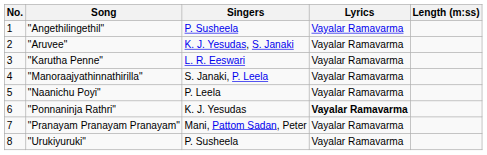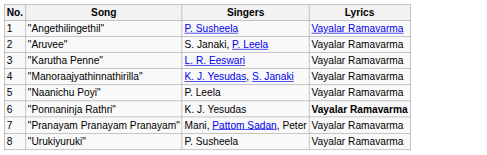- column: (446, 13)
(239, 45) K. J. Yesudas, S. Janaki -> (226, 45) S. Janaki, P. Leela
(226, 77) S. Janaki, P. Leela -> (239, 77) K. J. Yesudas, S. Janaki
